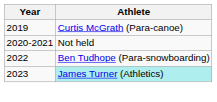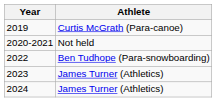(111, 74) paleturquoise background -> (111, 74) no background
+ row: (17, 89)
